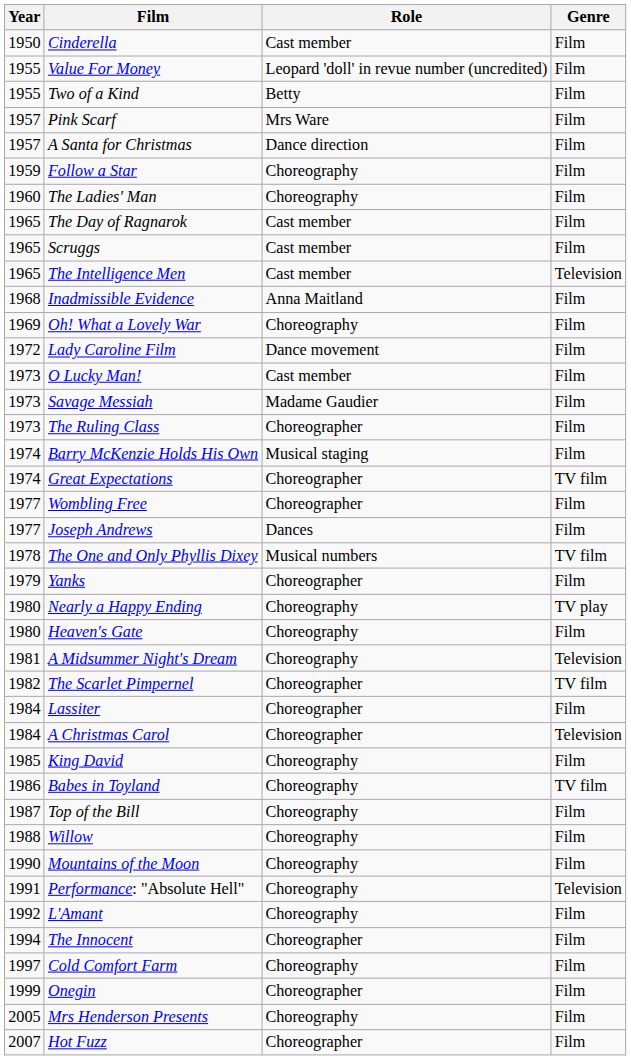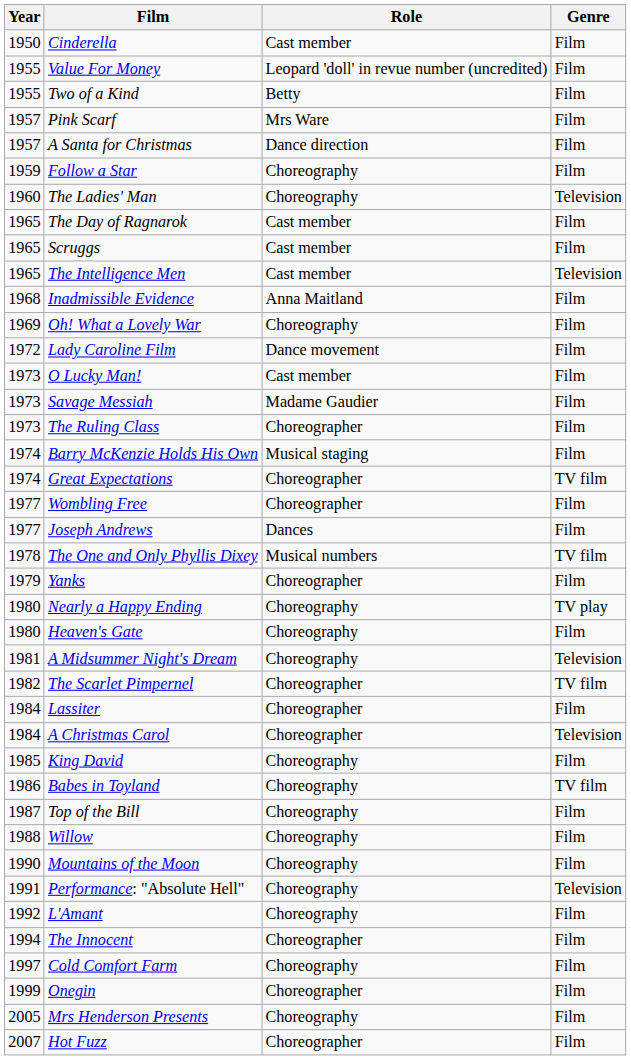(570, 196) Film -> (588, 196) Television
